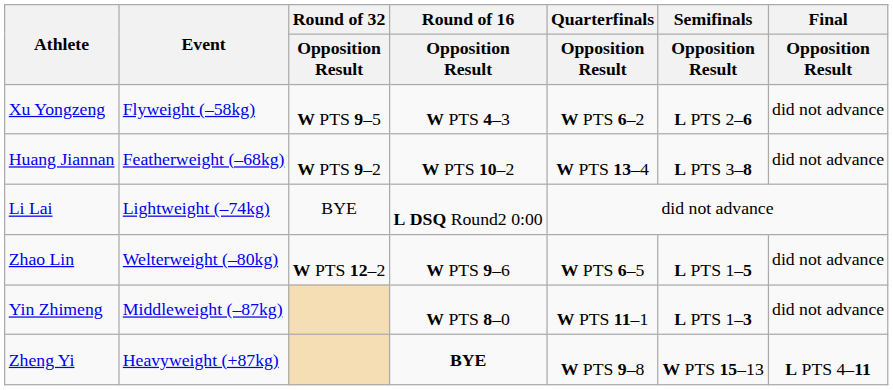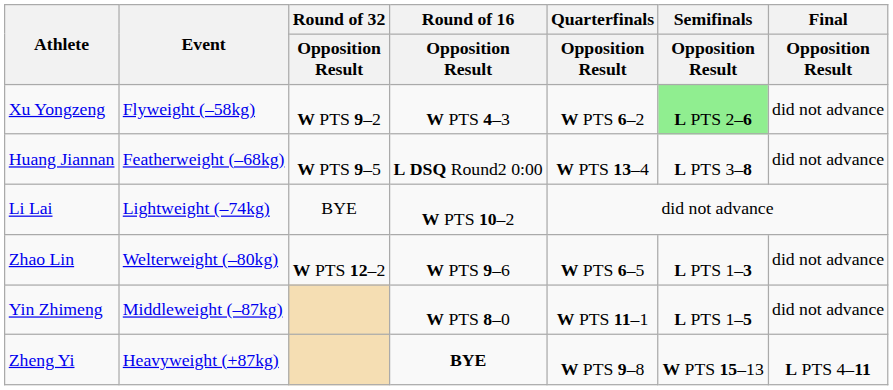(339, 119) W PTS 9–5 -> (339, 119) W PTS 9–2
(713, 119) no background -> (713, 119) lightgreen background
(339, 169) W PTS 9–2 -> (339, 169) W PTS 9–5
(468, 169) W PTS 10–2 -> (468, 169) L DSQ Round2 0:00
(468, 219) L DSQ Round2 0:00 -> (468, 219) W PTS 10–2
(713, 270) L PTS 1–5 -> (713, 270) L PTS 1–3
(713, 320) L PTS 1–3 -> (713, 320) L PTS 1–5
